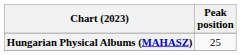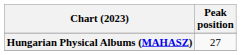(215, 42) 25 -> (215, 42) 27
